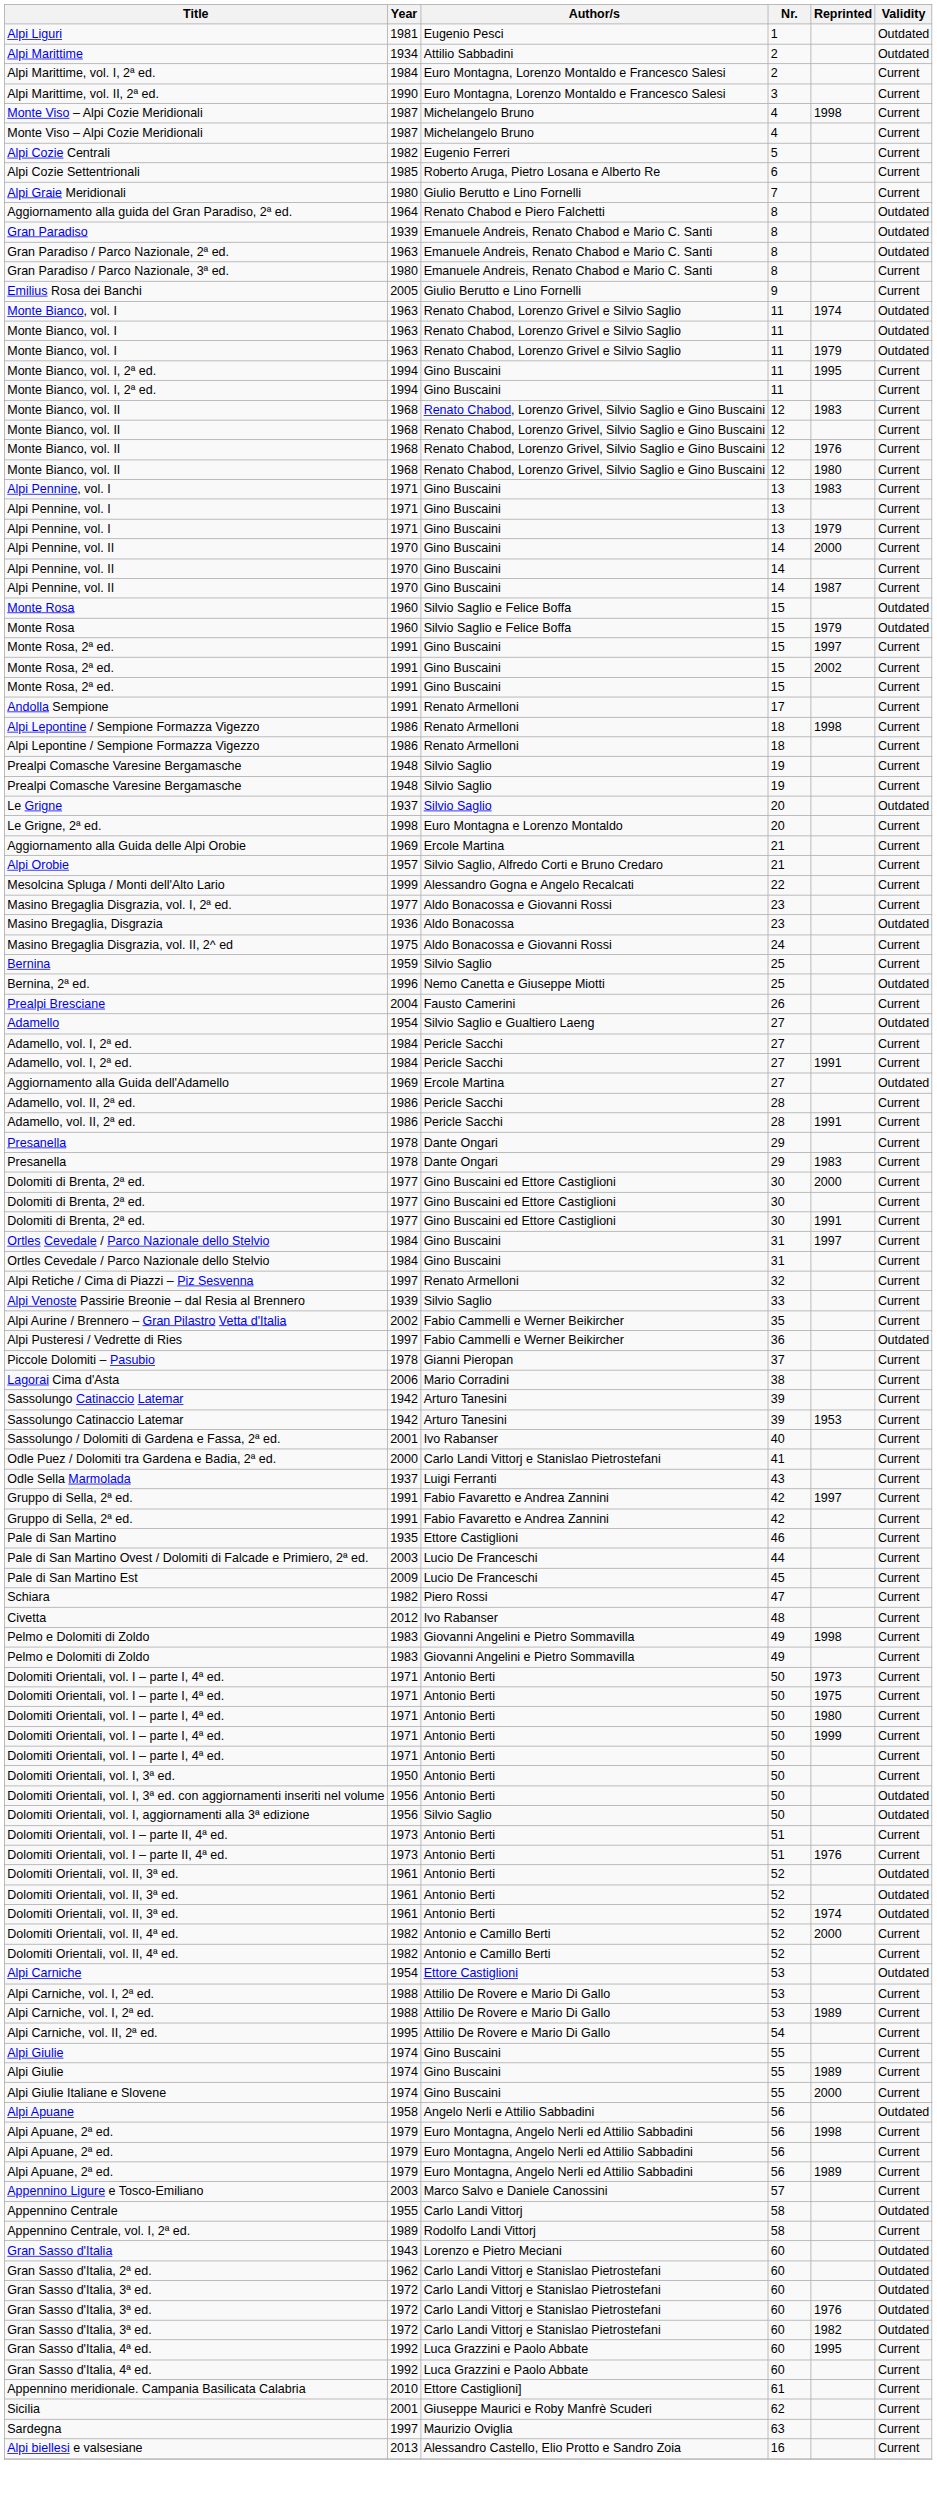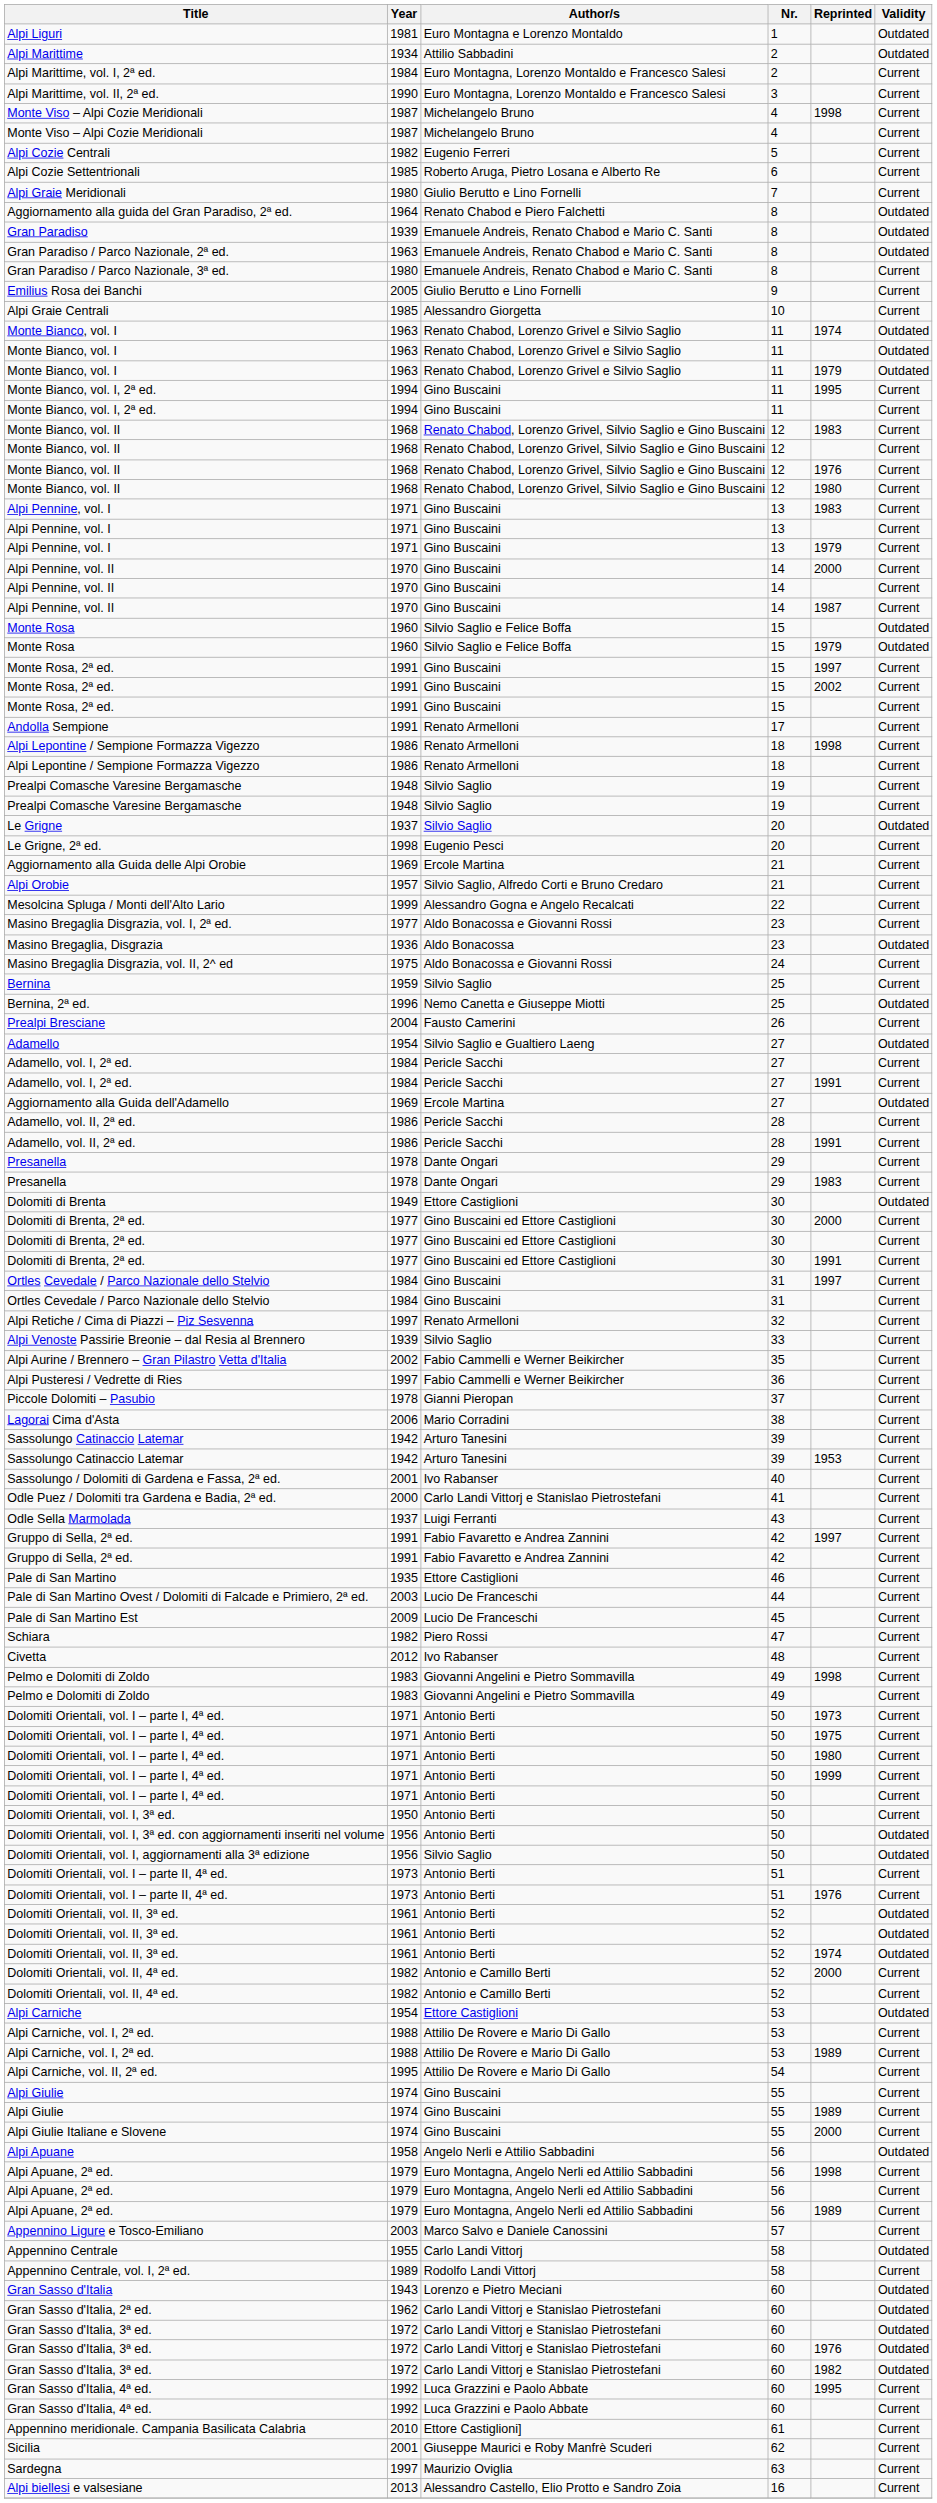(464, 34) Eugenio Pesci -> (523, 34) Euro Montagna e Lorenzo Montaldo
+ row: (58, 311)
(523, 825) Euro Montagna e Lorenzo Montaldo -> (464, 845) Eugenio Pesci
+ row: (57, 1201)
(904, 1340) Outdated -> (899, 1380) Current
